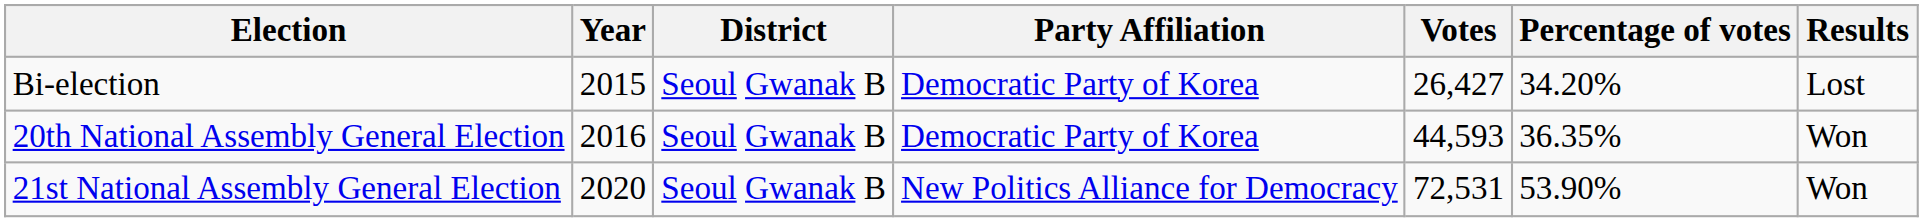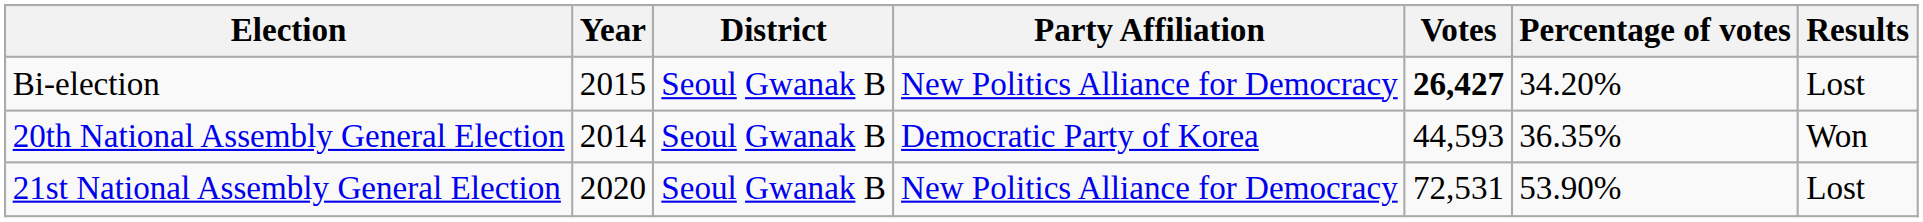(1080, 83) Democratic Party of Korea -> (1149, 83) New Politics Alliance for Democracy
(1458, 83) normal -> (1458, 83) bold
(613, 135) 2016 -> (613, 135) 2014
(1837, 188) Won -> (1836, 188) Lost
